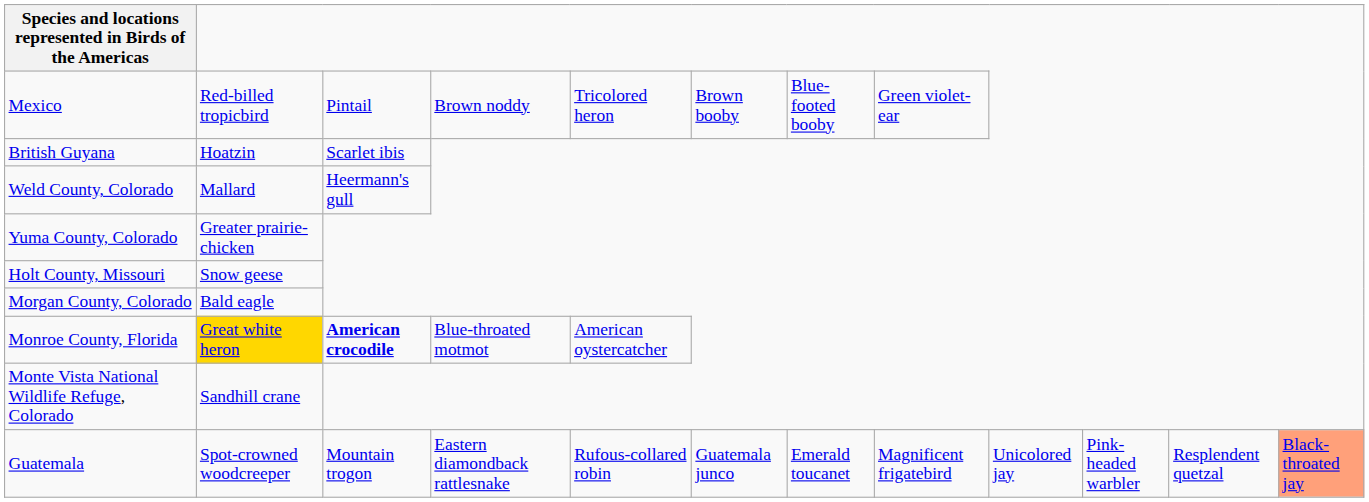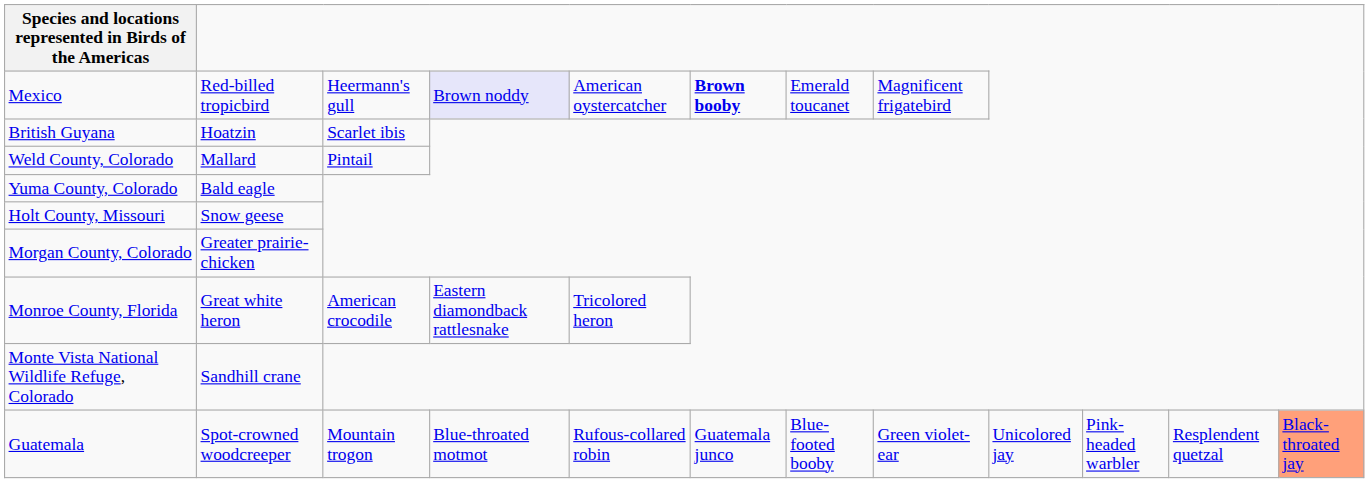(349, 104) Pintail -> (368, 95) Heermann's gull
(482, 104) no background -> (481, 95) lavender background
(611, 104) Tricolored heron -> (620, 95) American oystercatcher
(719, 104) normal -> (720, 95) bold
(813, 104) Blue-footed booby -> (820, 95) Emerald toucanet
(924, 104) Green violet-ear -> (920, 95) Magnificent frigatebird
(368, 189) Heermann's gull -> (350, 160) Pintail
(254, 236) Greater prairie-chicken -> (238, 187) Bald eagle
(237, 302) Bald eagle -> (255, 252) Greater prairie-chicken
(241, 339) gold background -> (241, 310) no background
(363, 339) bold -> (362, 310) normal
(482, 339) Blue-throated motmot -> (480, 310) Eastern diamondback rattlesnake
(621, 339) American oystercatcher -> (610, 310) Tricolored heron
(481, 463) Eastern diamondback rattlesnake -> (481, 443) Blue-throated motmot
(820, 463) Emerald toucanet -> (812, 443) Blue-footed booby
(921, 463) Magnificent frigatebird -> (924, 443) Green violet-ear
